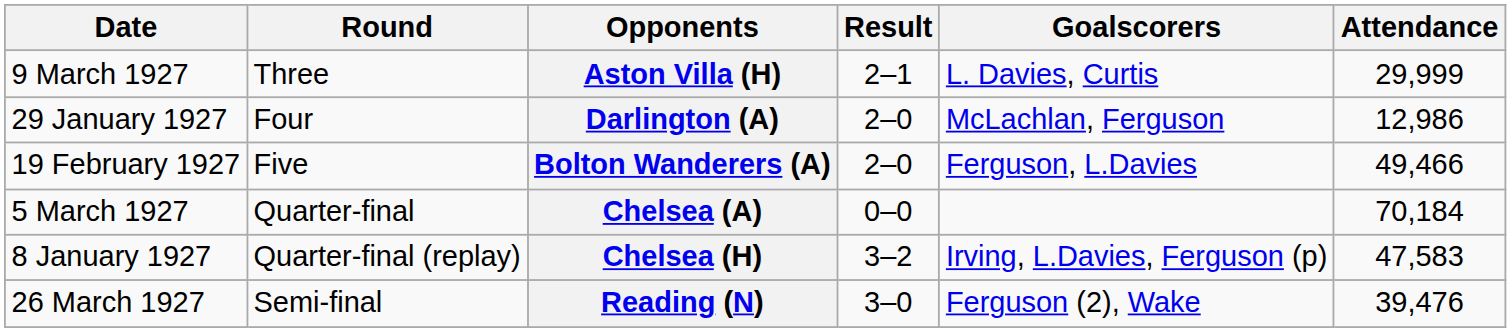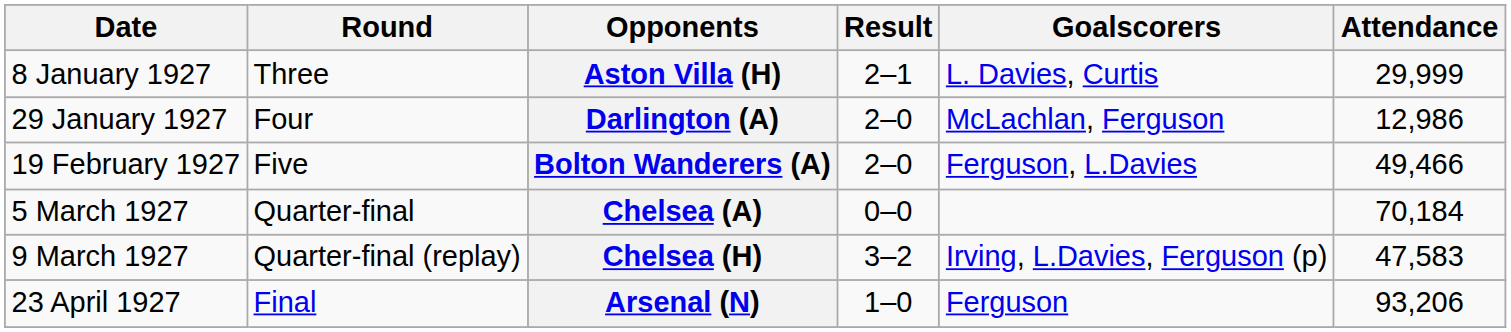(100, 73) 9 March 1927 -> (111, 73) 8 January 1927
(111, 257) 8 January 1927 -> (100, 257) 9 March 1927
- row: (682, 303)
+ row: (682, 303)
